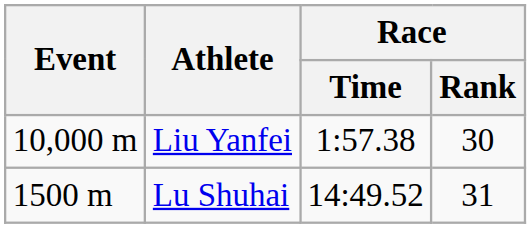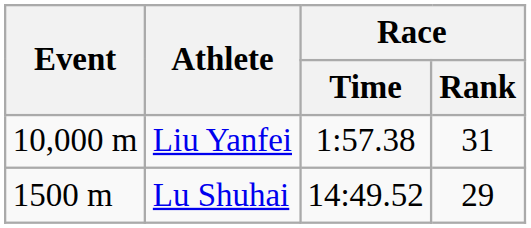(478, 140) 30 -> (478, 140) 31
(478, 195) 31 -> (478, 195) 29
